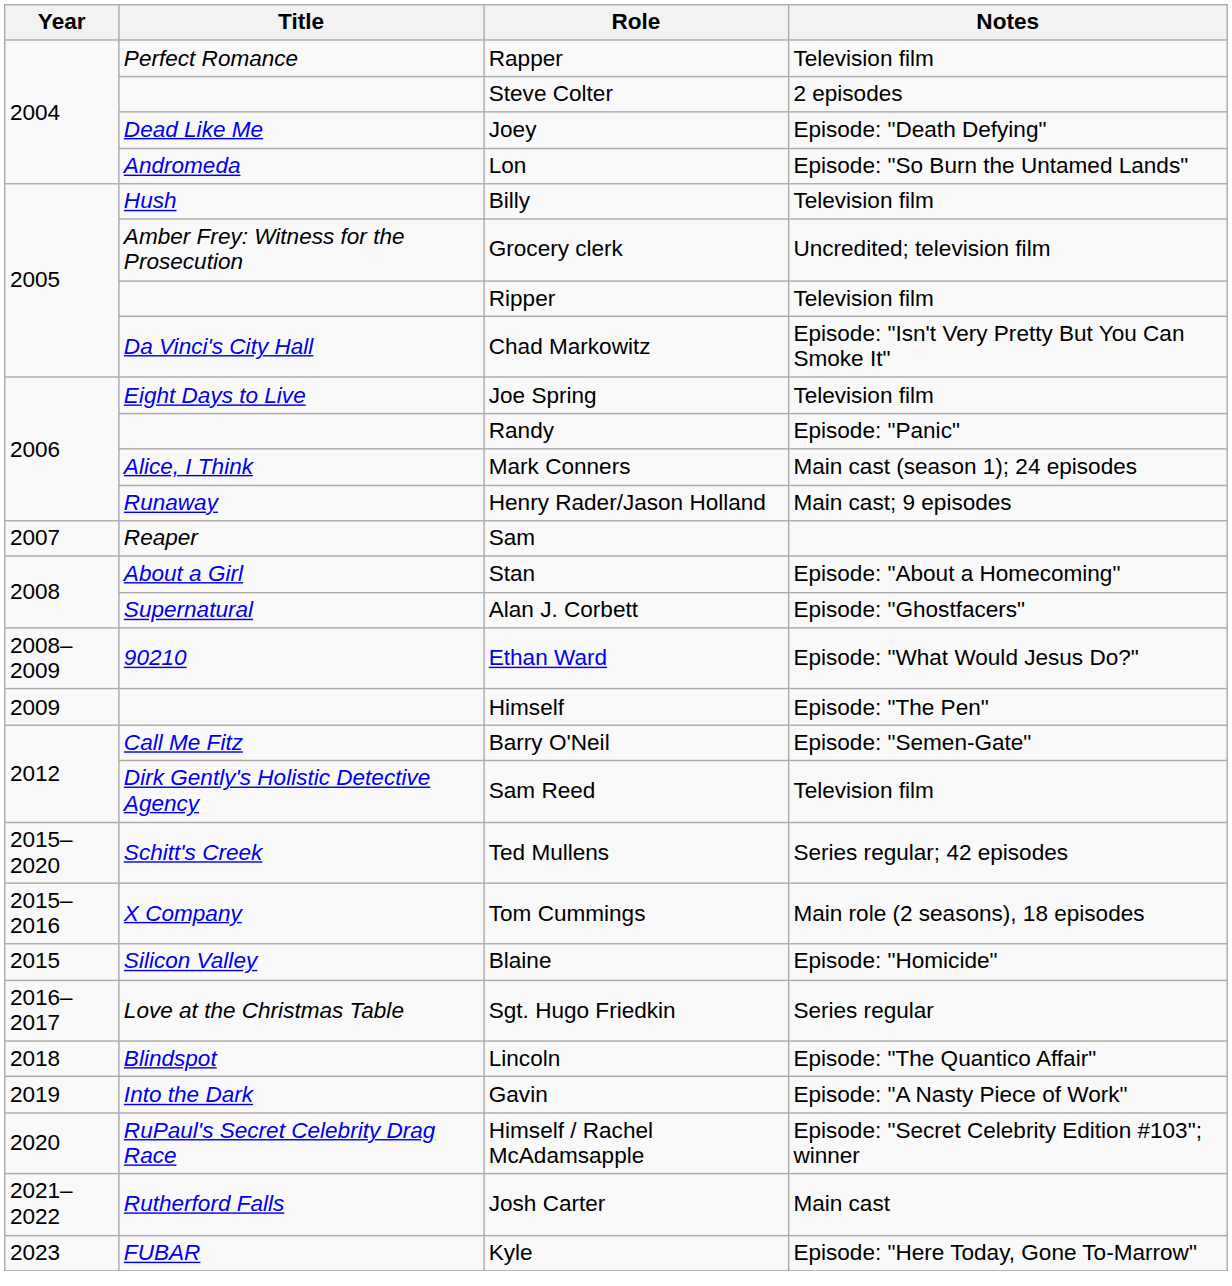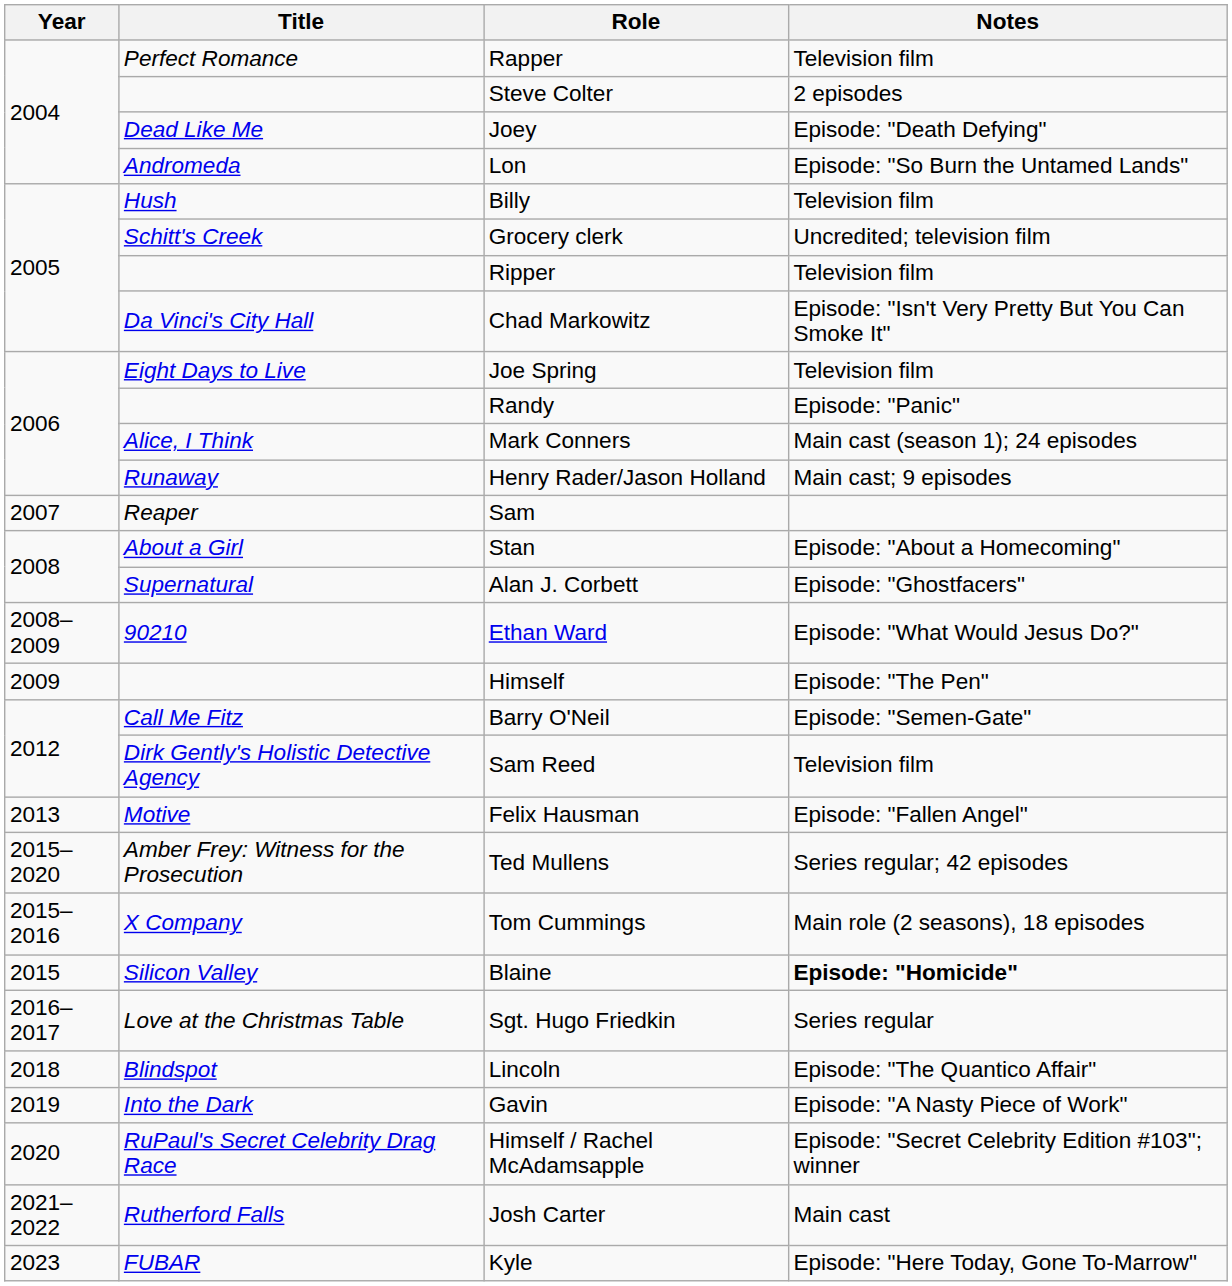(264, 249) Amber Frey: Witness for the Prosecution -> (193, 237) Schitt's Creek
+ row: (564, 814)
(193, 852) Schitt's Creek -> (264, 862) Amber Frey: Witness for the Prosecution
(895, 961) normal -> (906, 972) bold
